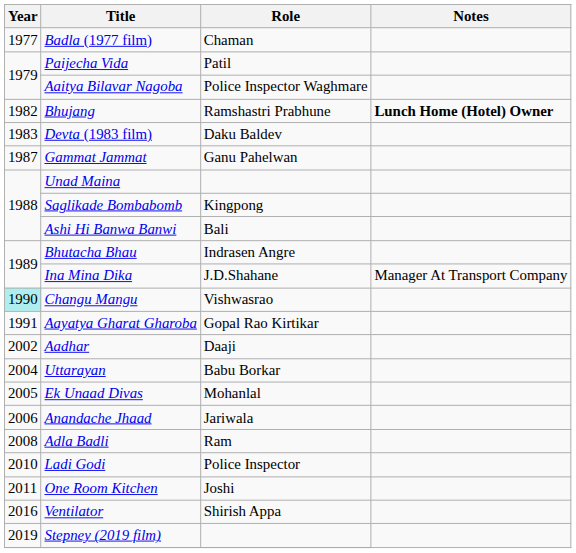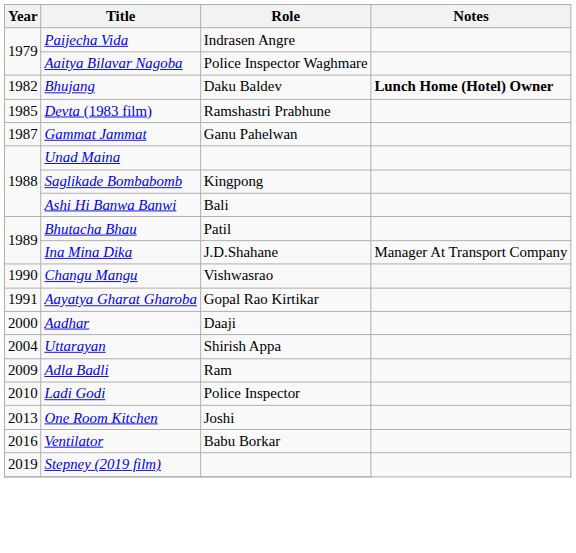- row: (98, 39)
(217, 63) Patil -> (249, 39) Indrasen Angre
(267, 110) Ramshastri Prabhune -> (243, 87) Daku Baldev
(23, 134) 1983 -> (23, 110) 1985
(243, 134) Daku Baldev -> (267, 110) Ramshastri Prabhune
(249, 252) Indrasen Angre -> (217, 228) Patil
(23, 299) paleturquoise background -> (23, 275) no background
(23, 346) 2002 -> (23, 323) 2000
(242, 370) Babu Borkar -> (242, 346) Shirish Appa
- row: (94, 393)
- row: (98, 417)
(23, 441) 2008 -> (23, 370) 2009
(22, 488) 2011 -> (23, 417) 2013
(242, 511) Shirish Appa -> (242, 441) Babu Borkar
